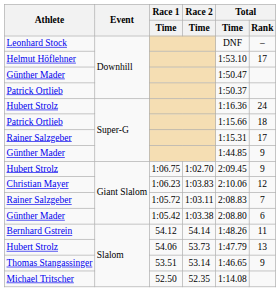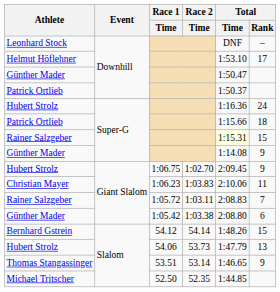(232, 138) no background -> (232, 138) lightyellow background
(262, 138) 17 -> (262, 138) 15
(232, 153) 1:44.85 -> (232, 153) 1:14.08
(262, 185) 12 -> (262, 185) 11
(262, 232) 11 -> (262, 232) 15
(232, 279) 1:14.08 -> (232, 279) 1:44.85
